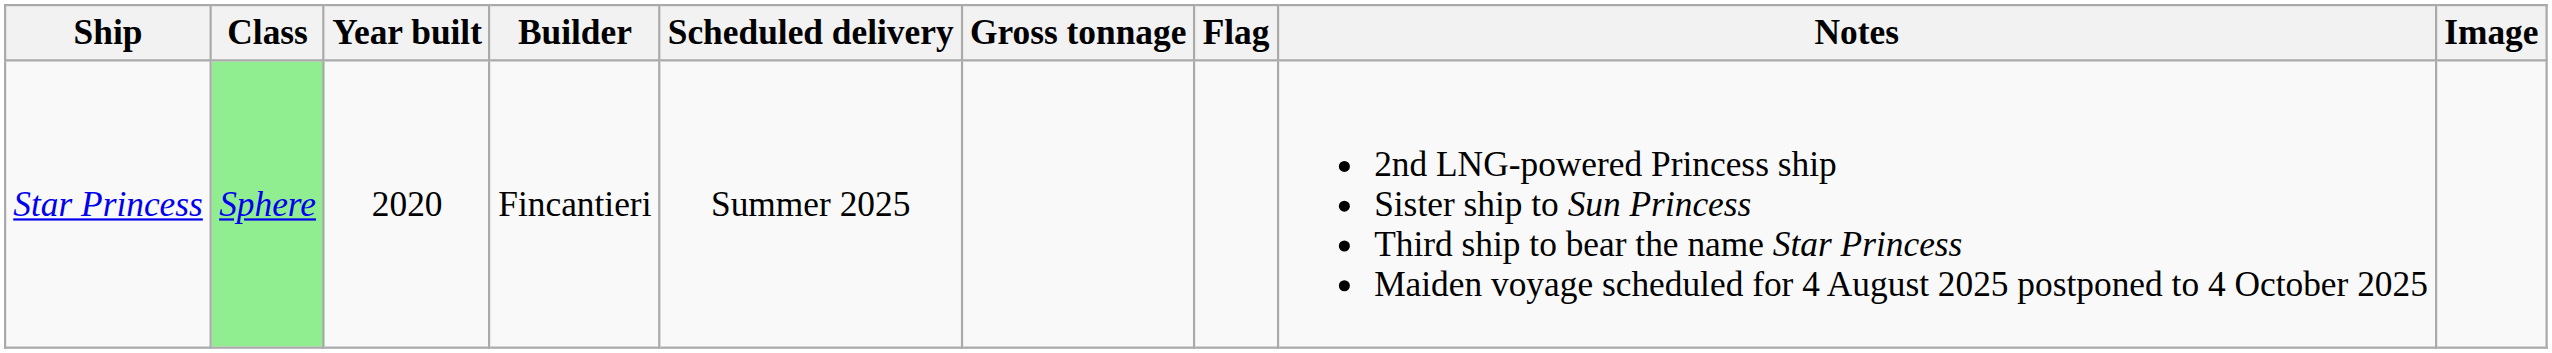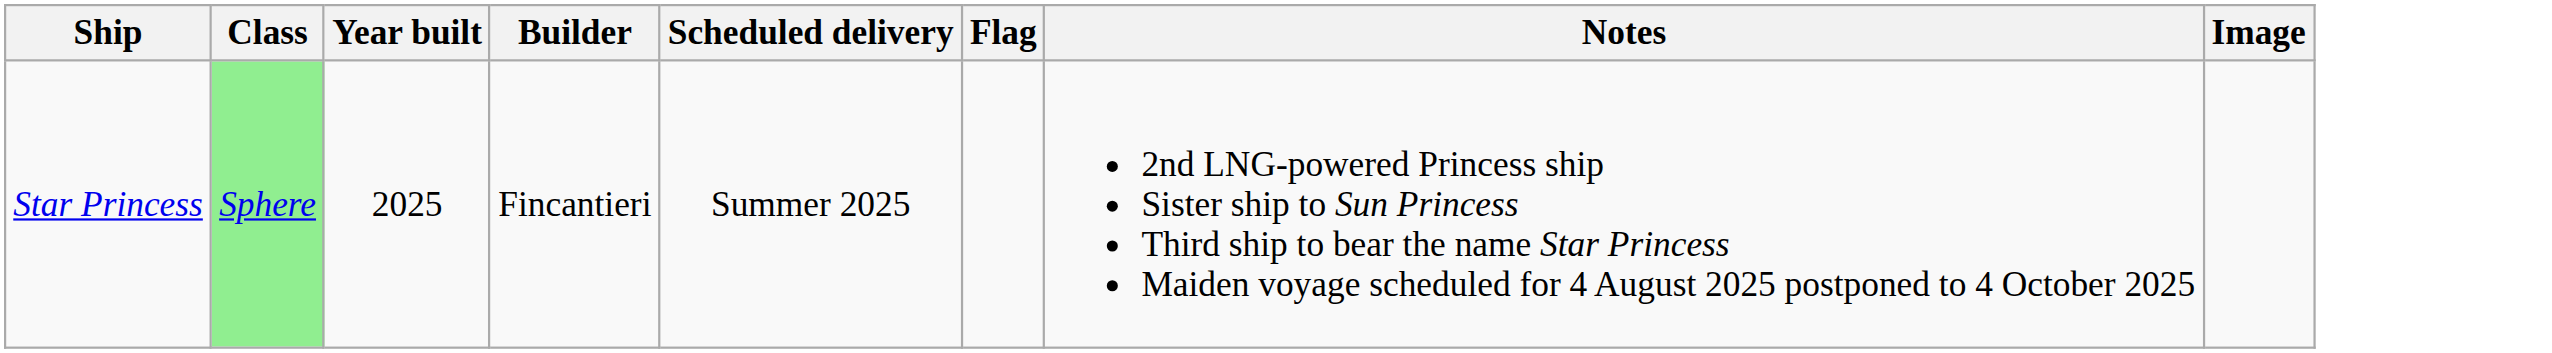- column: (1078, 32)
(407, 203) 2020 -> (407, 203) 2025
